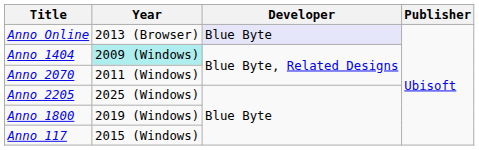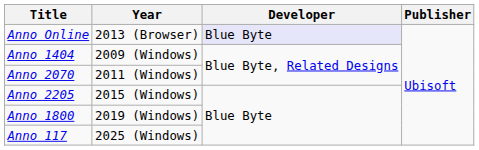(147, 55) paleturquoise background -> (147, 55) no background
(147, 95) 2025 (Windows) -> (147, 95) 2015 (Windows)
(147, 135) 2015 (Windows) -> (147, 135) 2025 (Windows)
